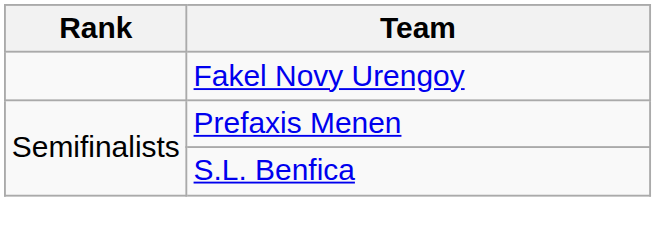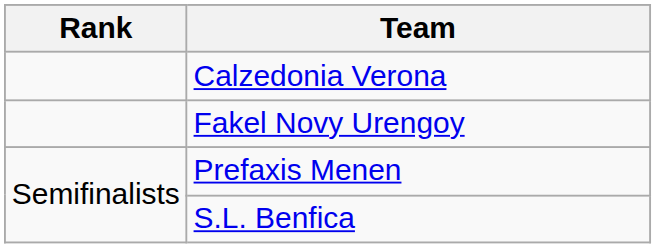+ row: (320, 75)
